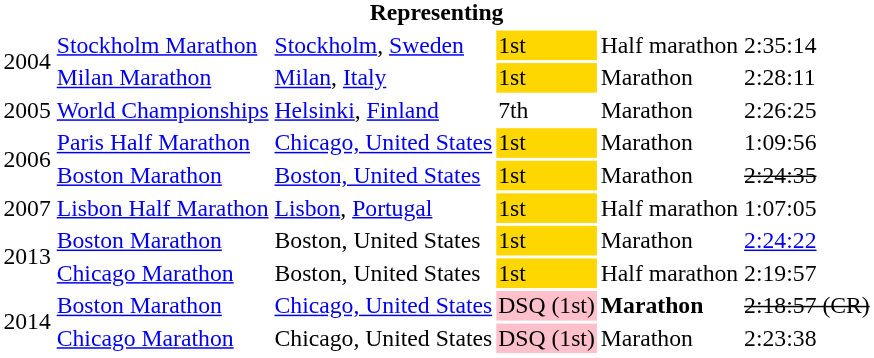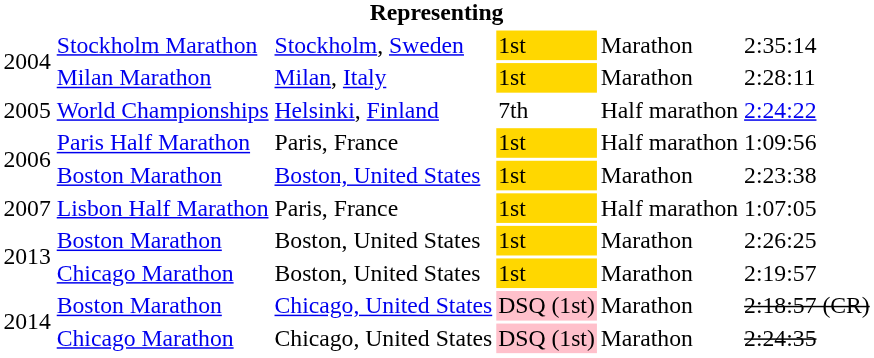(669, 45) Half marathon -> (647, 45) Marathon
(647, 110) Marathon -> (669, 110) Half marathon
(780, 110) 2:26:25 -> (780, 110) 2:24:22
(383, 142) Chicago, United States -> (336, 142) Paris, France
(647, 142) Marathon -> (669, 142) Half marathon
(780, 175) 2:24:35 -> (780, 175) 2:23:38
(353, 207) Lisbon, Portugal -> (336, 207) Paris, France
(780, 240) 2:24:22 -> (780, 240) 2:26:25
(669, 273) Half marathon -> (647, 273) Marathon
(652, 305) bold -> (647, 305) normal
(780, 338) 2:23:38 -> (780, 338) 2:24:35
